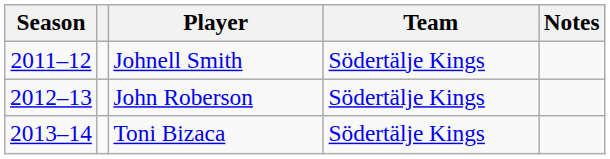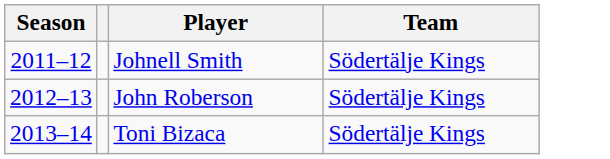- column: (572, 23)
